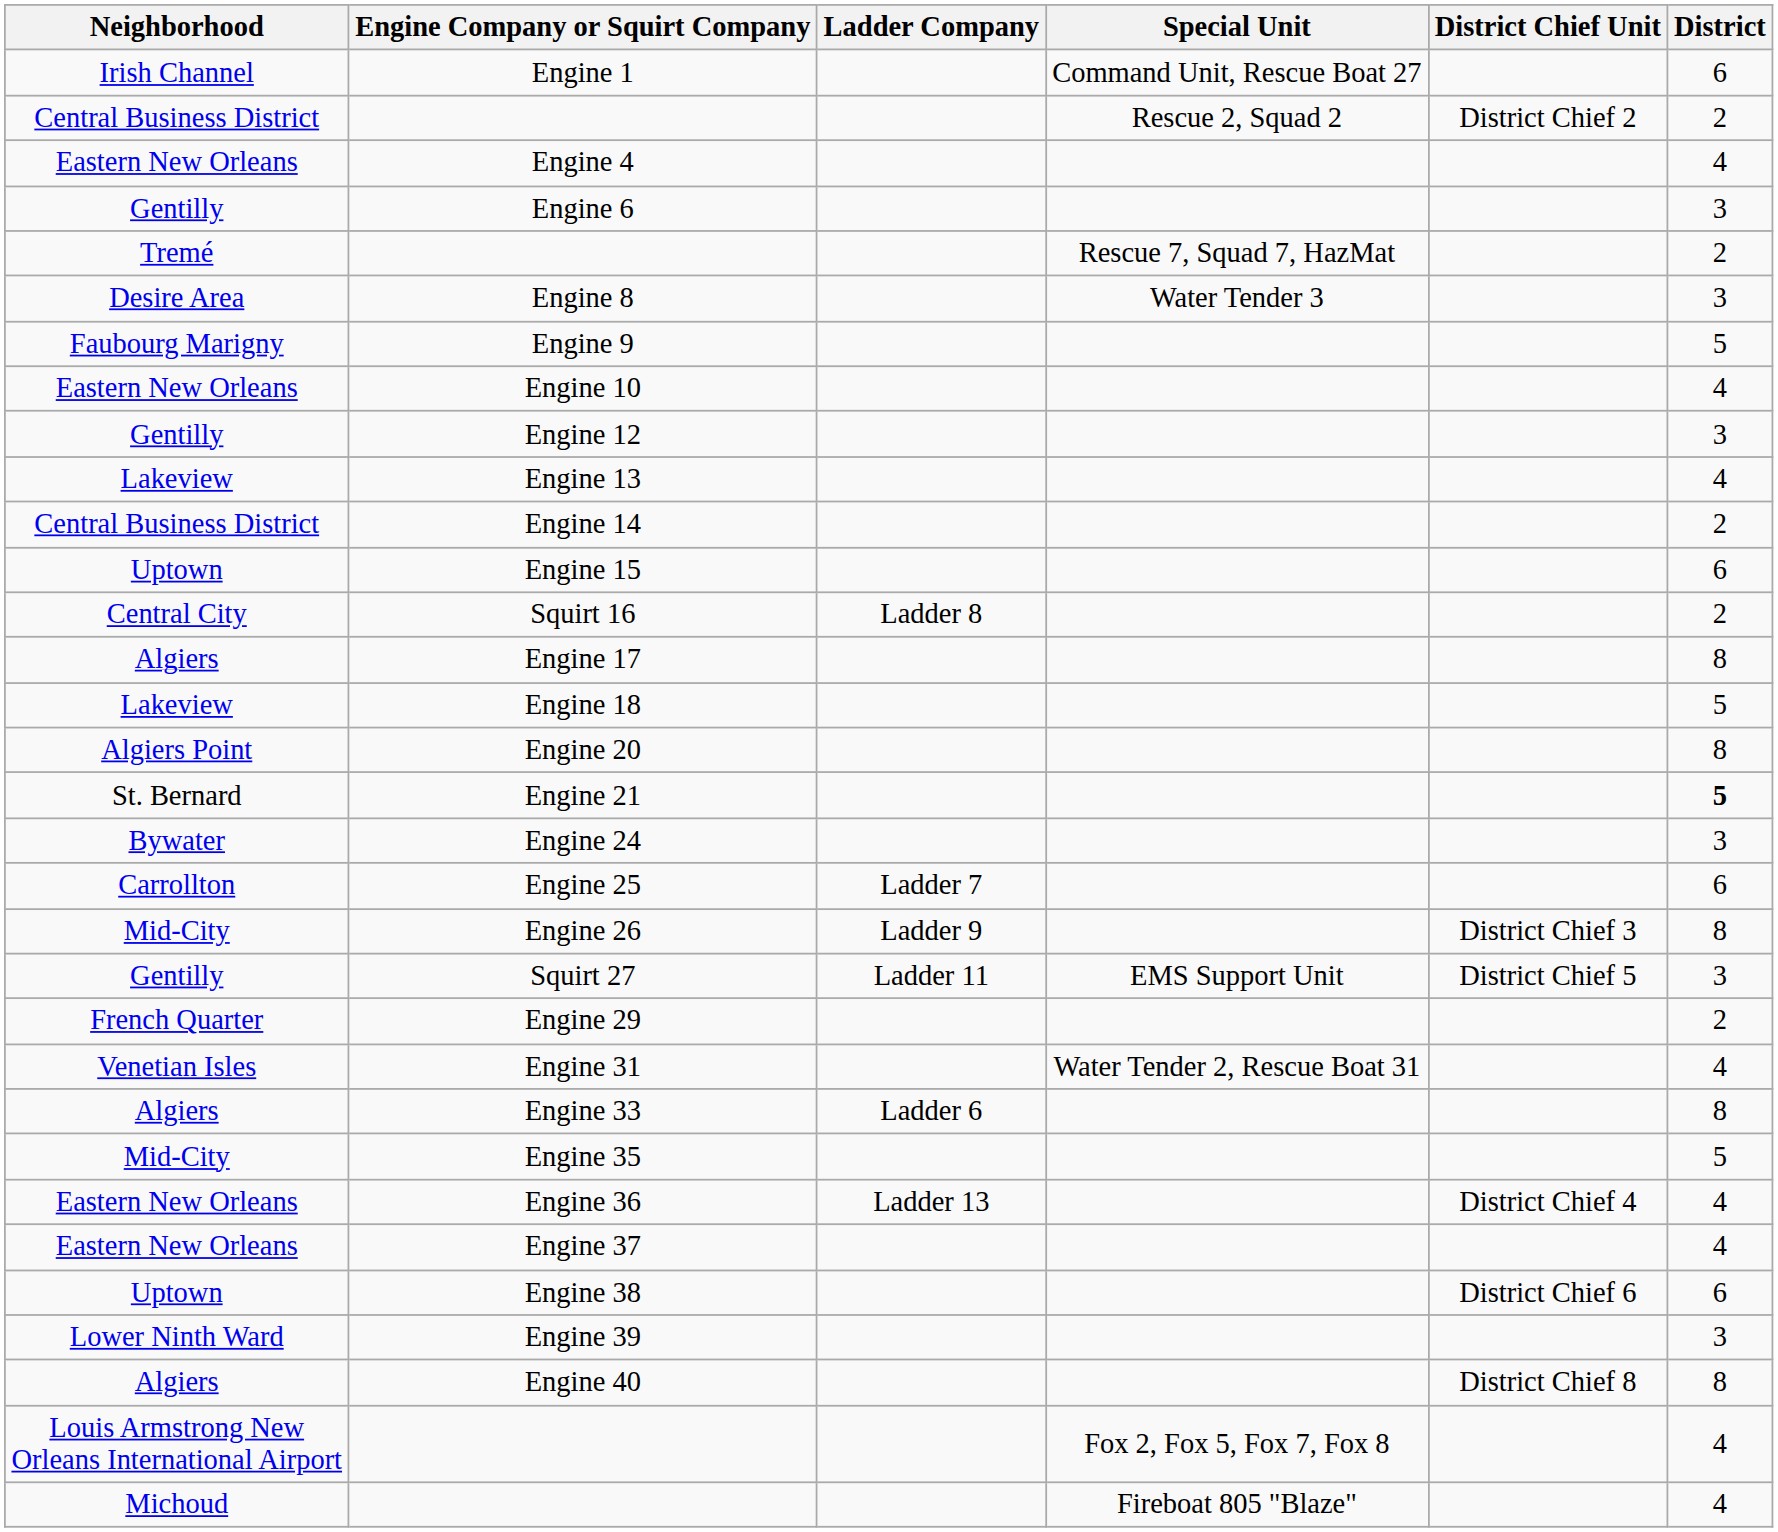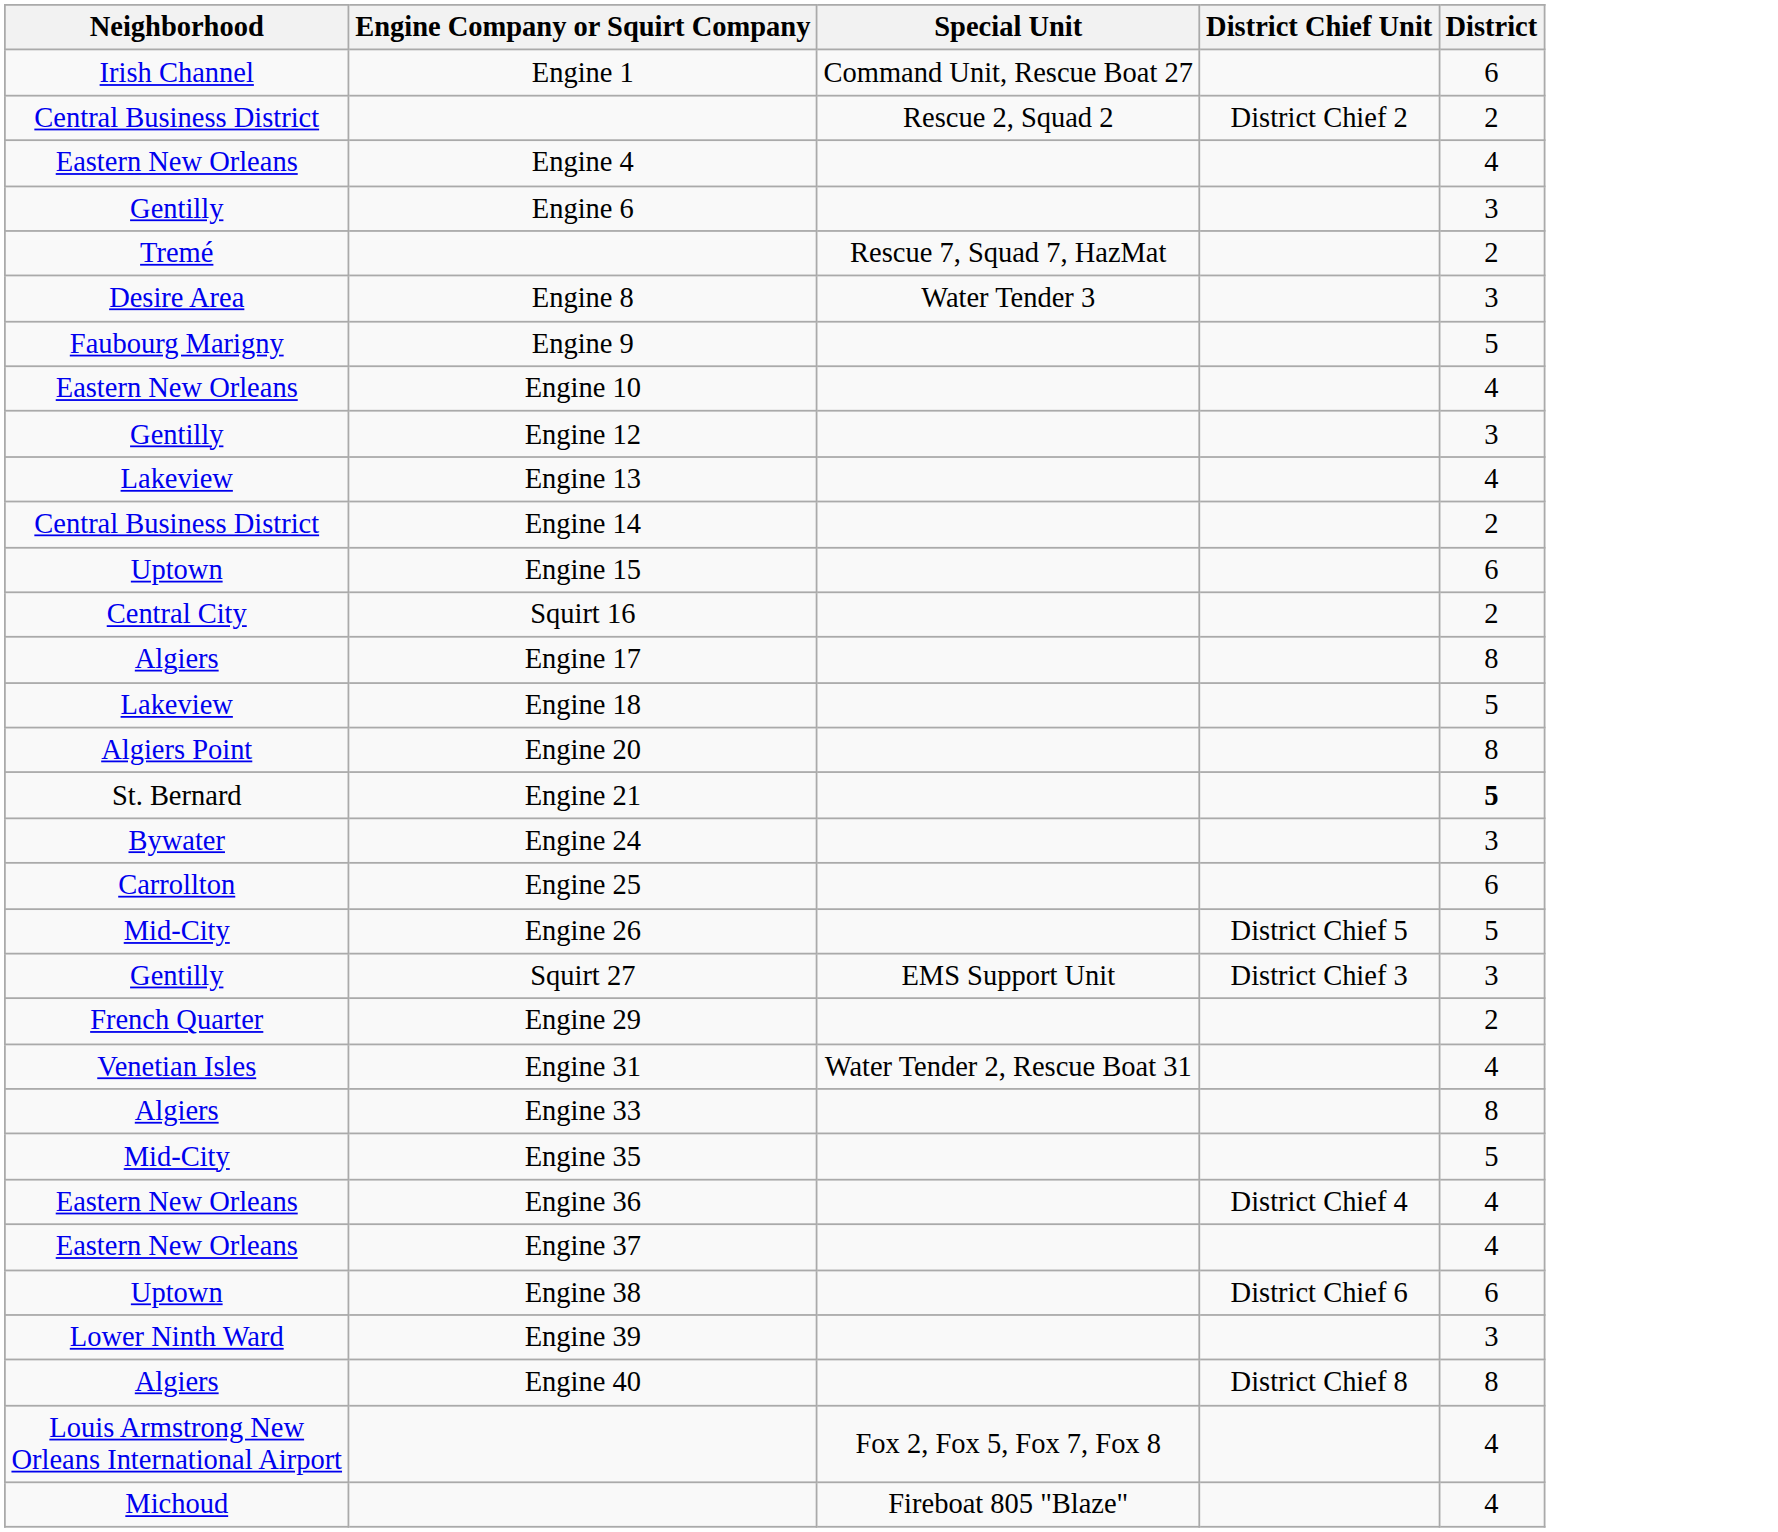- column: (931, 27)
(1548, 930) District Chief 3 -> (1319, 930) District Chief 5
(1720, 930) 8 -> (1491, 930) 5
(1548, 975) District Chief 5 -> (1319, 975) District Chief 3
